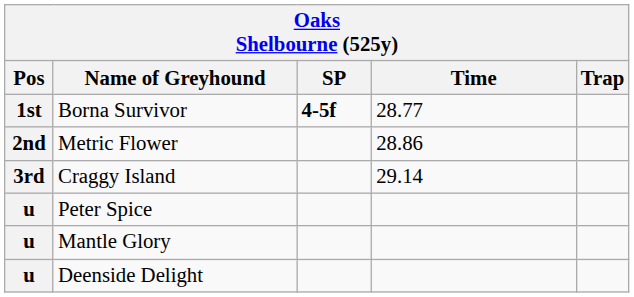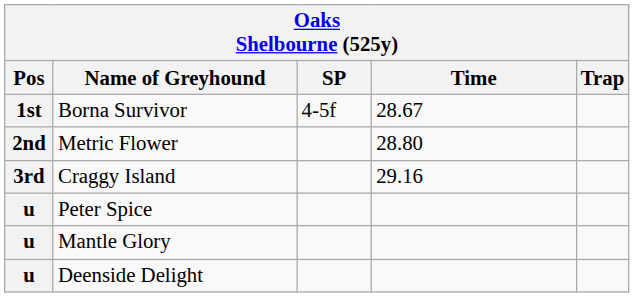(319, 110) bold -> (319, 110) normal
(400, 110) 28.77 -> (400, 110) 28.67
(400, 143) 28.86 -> (400, 143) 28.80
(400, 176) 29.14 -> (400, 176) 29.16
